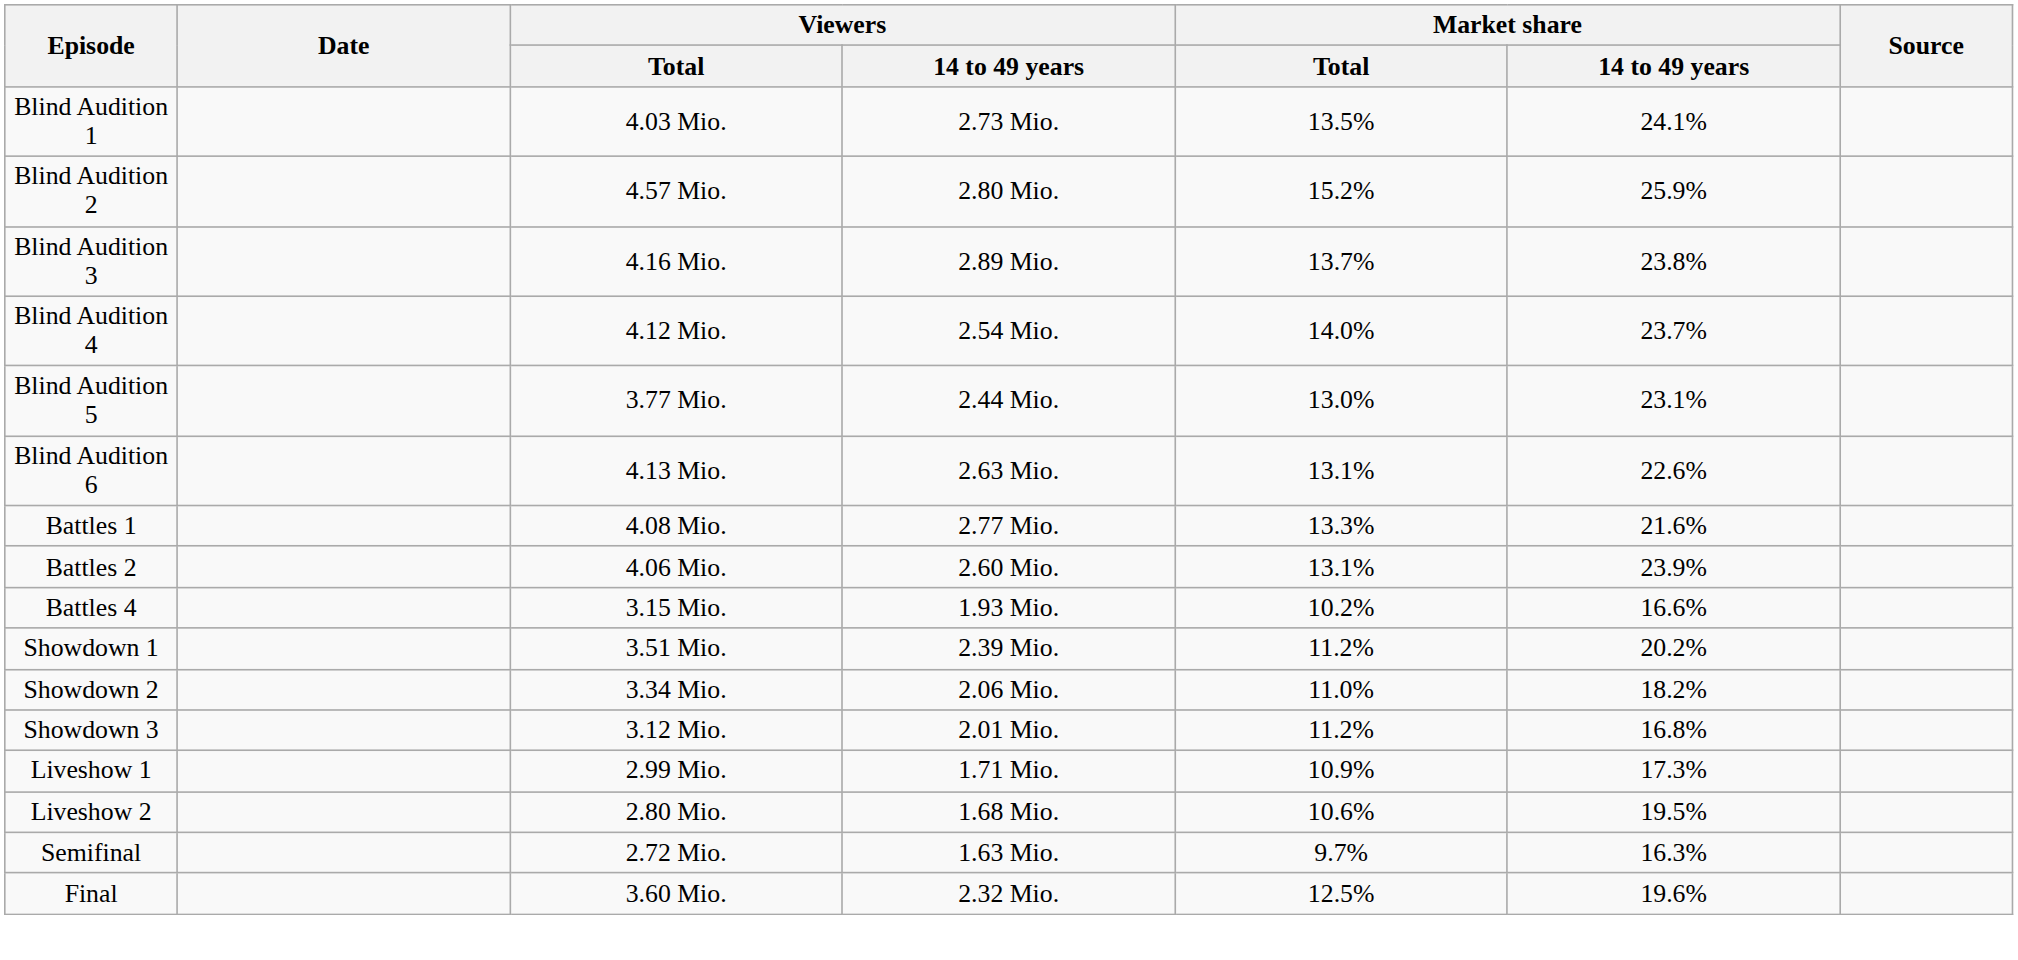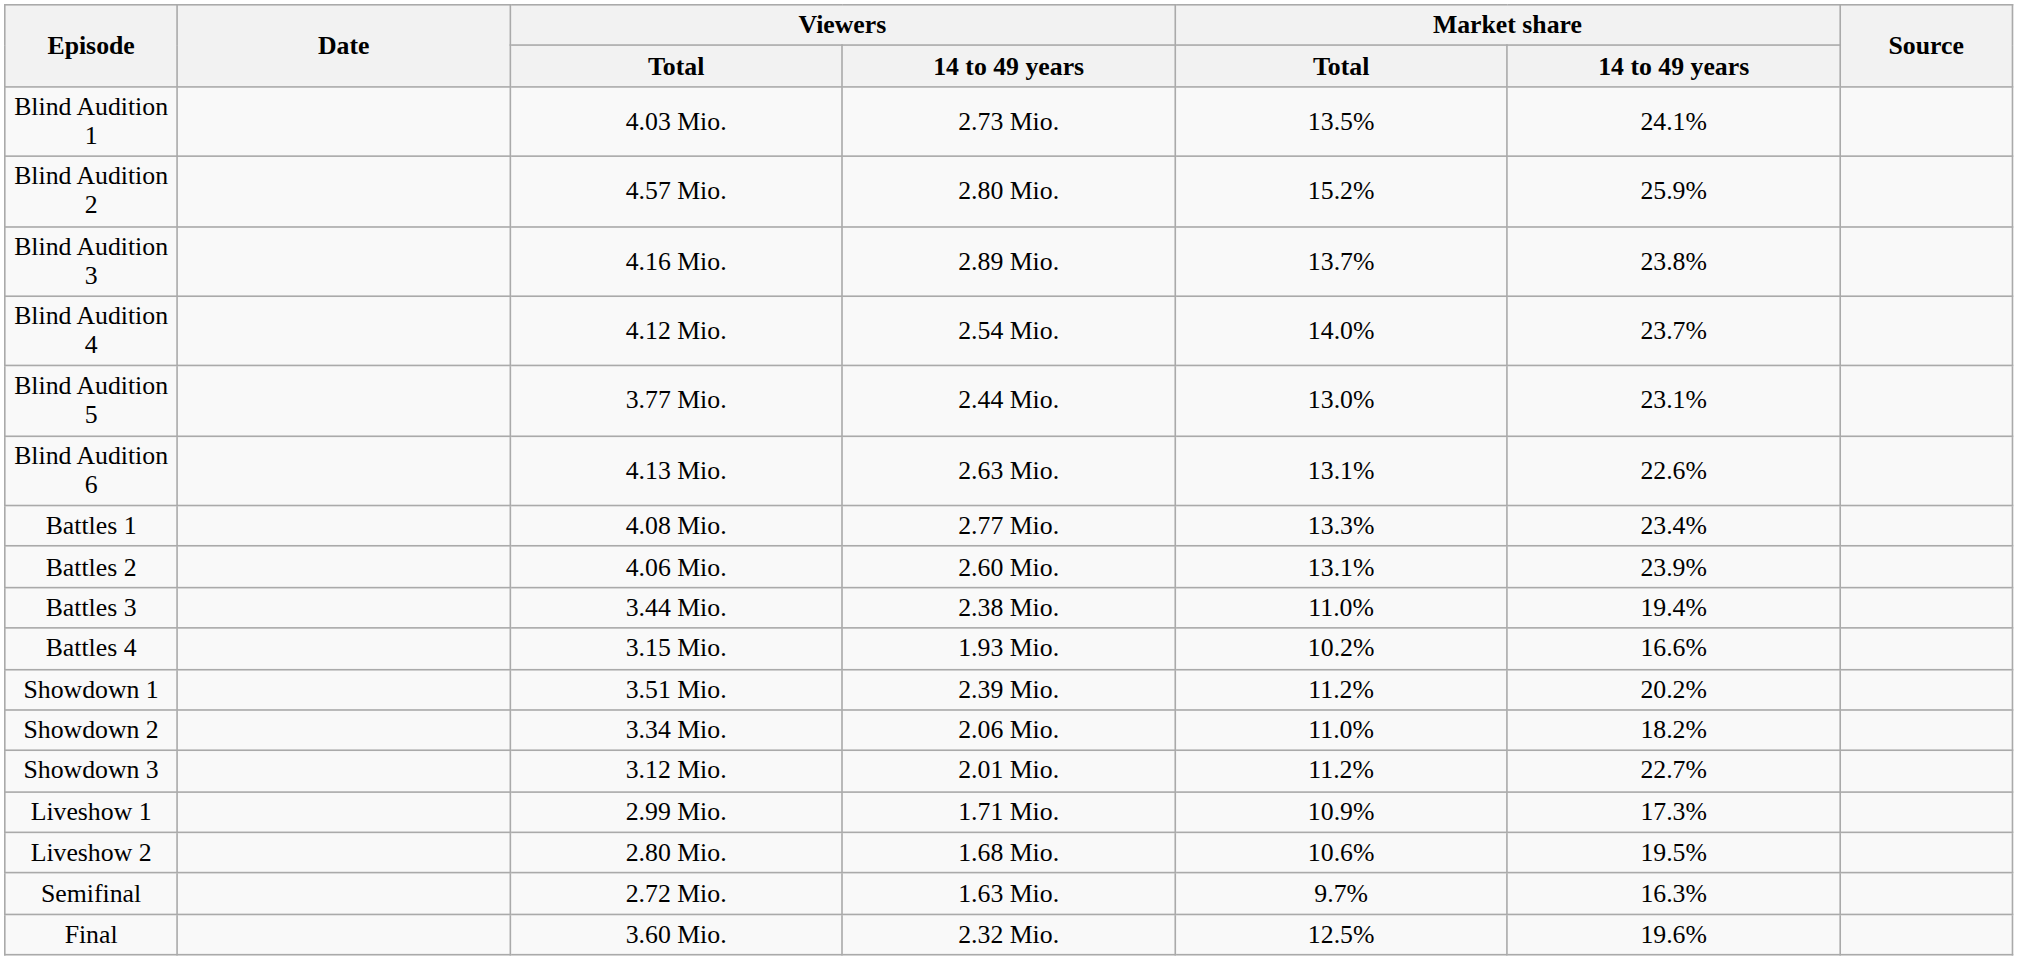(1674, 525) 21.6% -> (1674, 525) 23.4%
+ row: (91, 607)
(1674, 729) 16.8% -> (1674, 770) 22.7%
